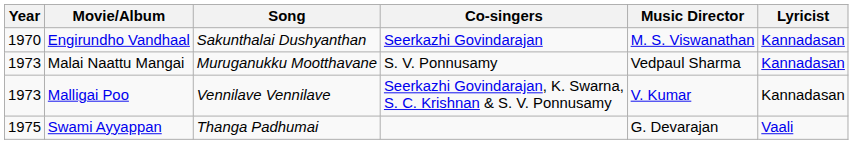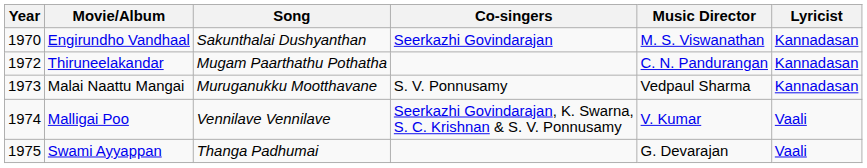+ row: (106, 63)
(24, 95) 1973 -> (24, 119) 1974
(803, 95) Kannadasan -> (791, 119) Vaali
